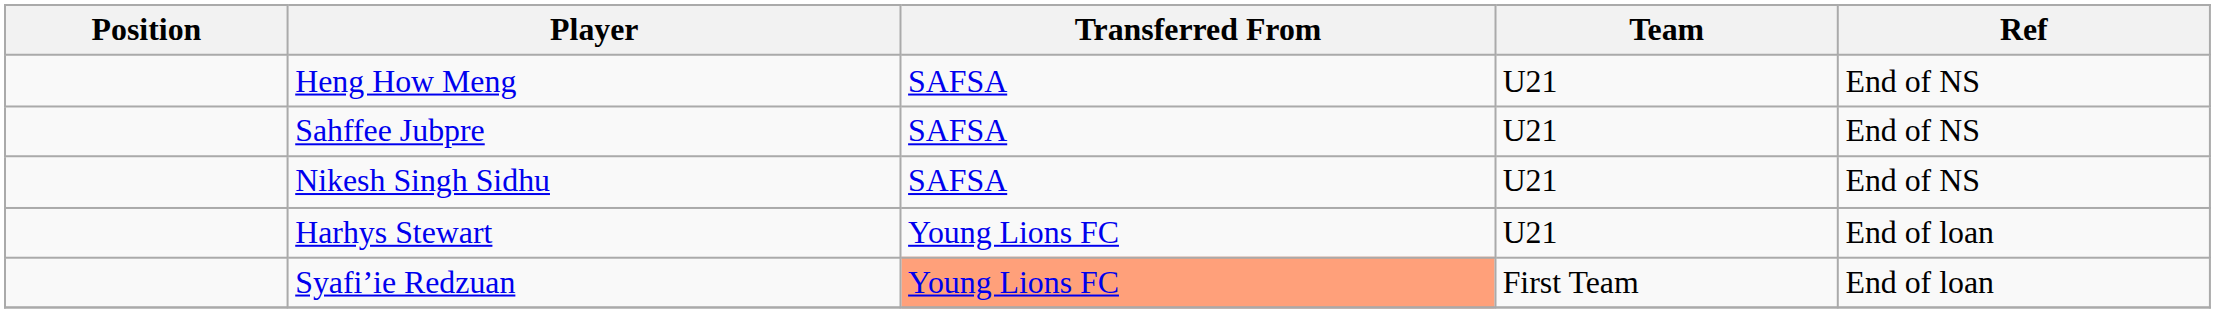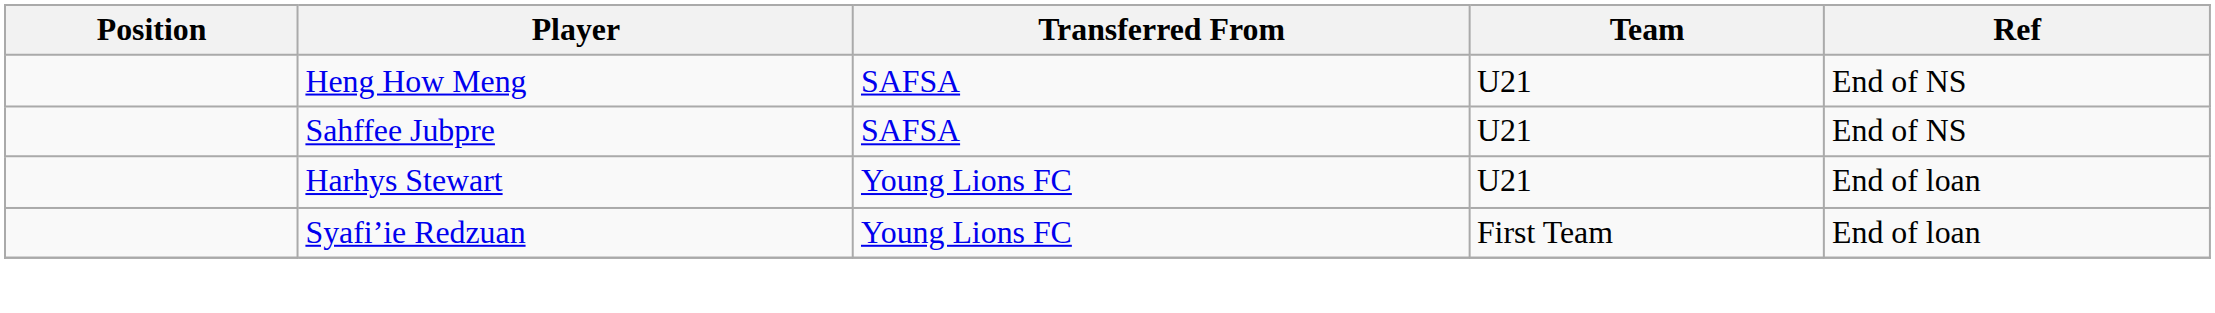- row: (423, 181)
(1014, 282) lightsalmon background -> (966, 231) no background
